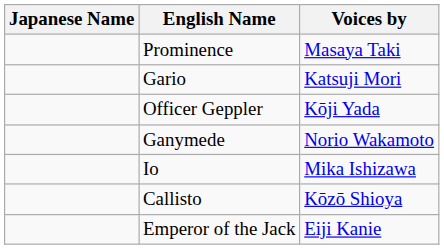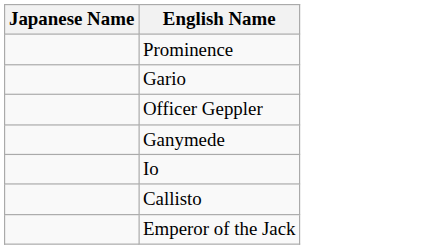- column: (369, 19)
